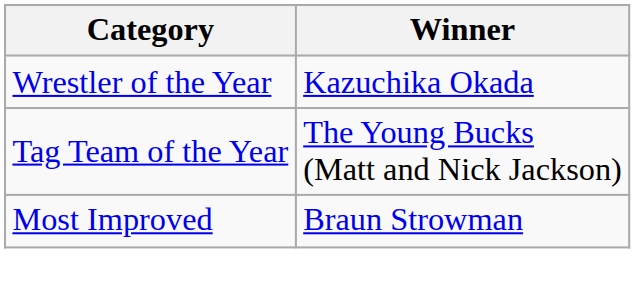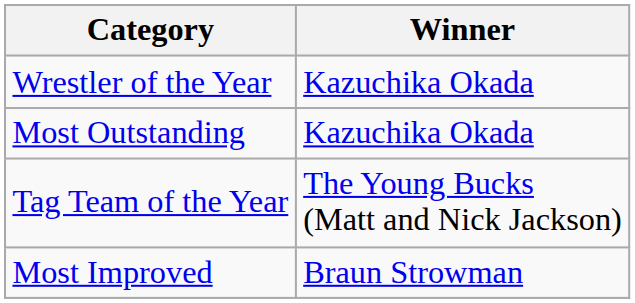+ row: (129, 132)
